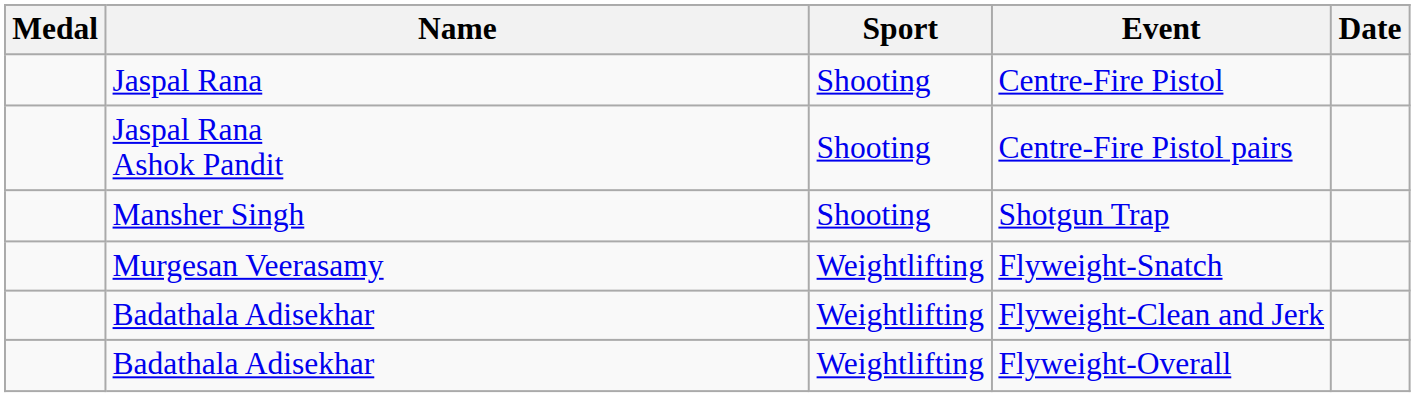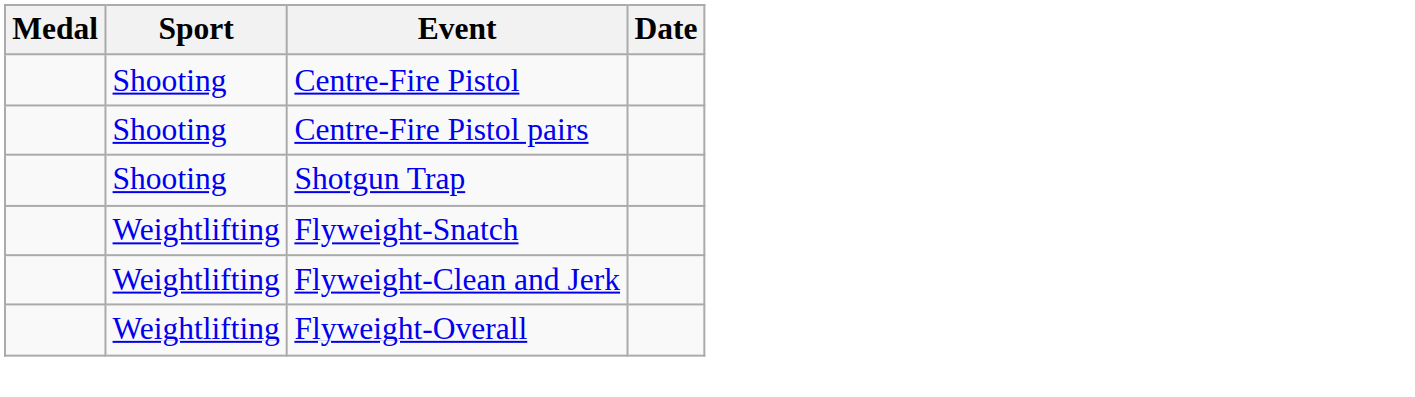- column: (457, 29)
